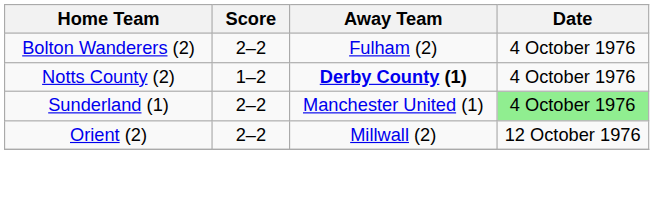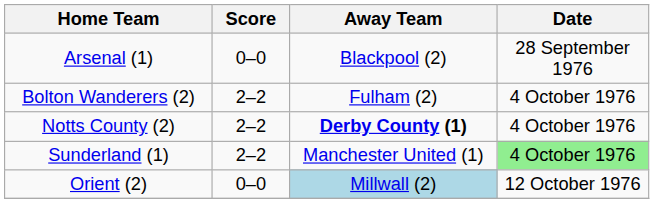+ row: (109, 58)
(251, 76) 1–2 -> (251, 126) 2–2
(251, 134) 2–2 -> (251, 184) 0–0
(393, 134) no background -> (393, 184) lightblue background
